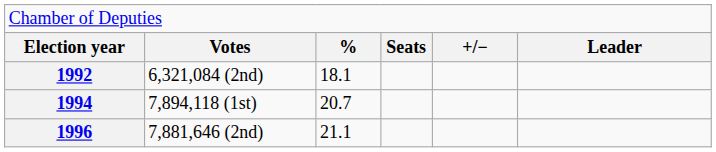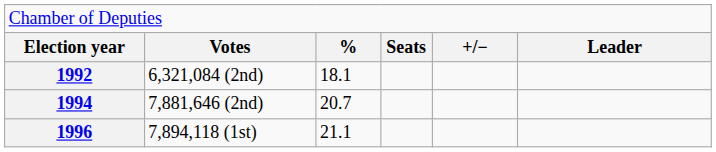(202, 103) 7,894,118 (1st) -> (206, 103) 7,881,646 (2nd)
(206, 132) 7,881,646 (2nd) -> (202, 132) 7,894,118 (1st)
